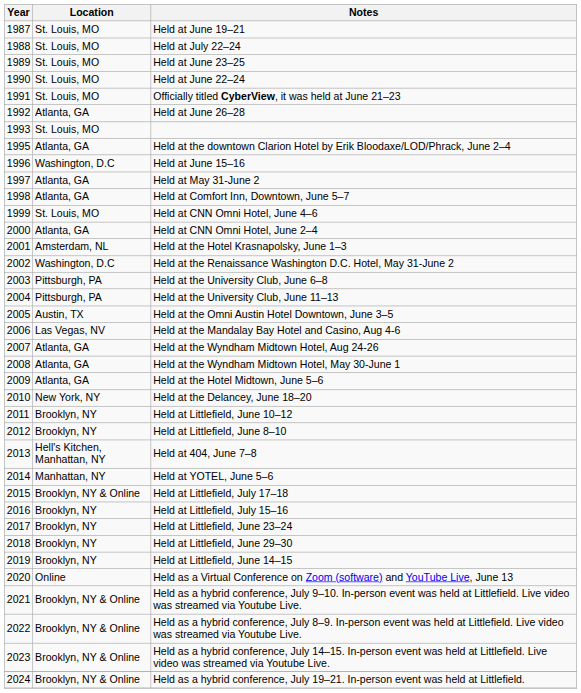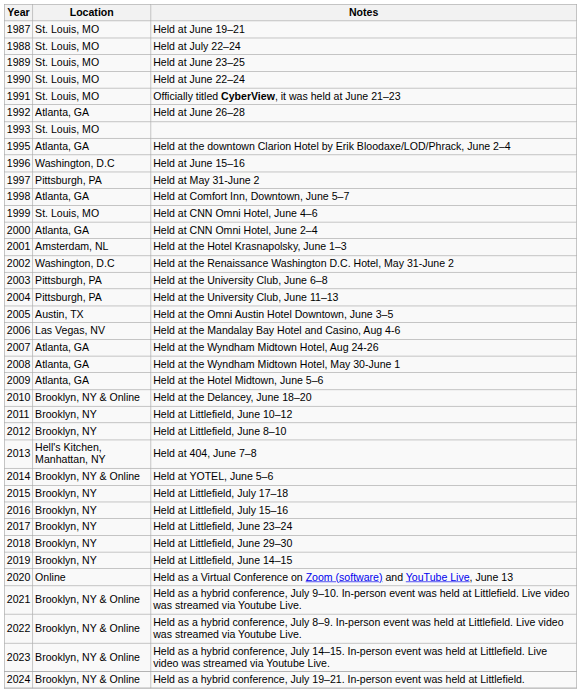(62, 180) Atlanta, GA -> (68, 180) Pittsburgh, PA
(68, 398) New York, NY -> (88, 398) Brooklyn, NY & Online
(70, 476) Manhattan, NY -> (88, 476) Brooklyn, NY & Online
(88, 493) Brooklyn, NY & Online -> (66, 493) Brooklyn, NY
